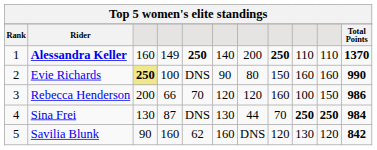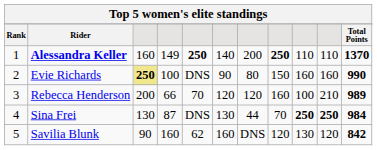(329, 95) 150 -> (329, 95) 210
(357, 95) 986 -> (357, 95) 989
